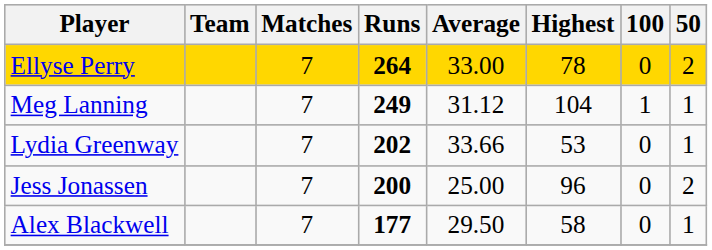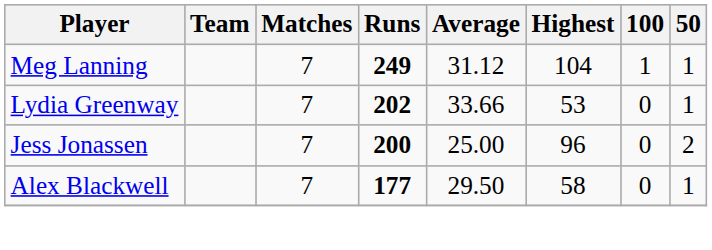- row: (73, 64)
